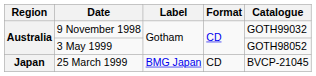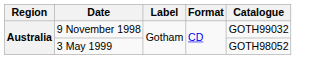- row: (92, 63)
